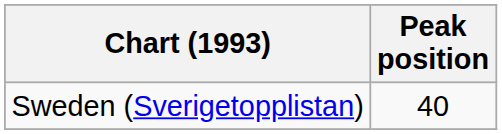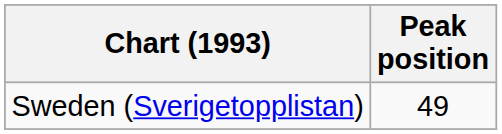(433, 105) 40 -> (433, 105) 49
